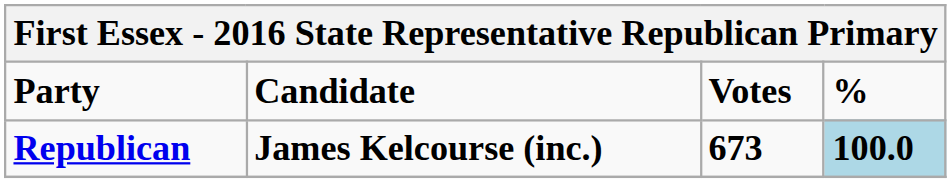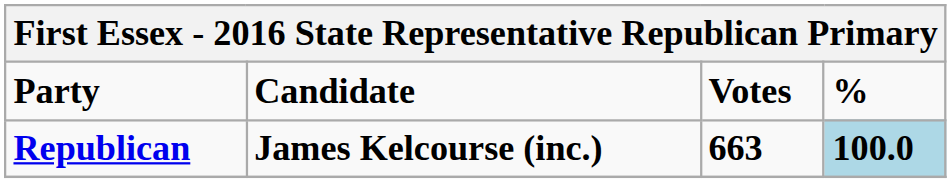(736, 147) 673 -> (736, 147) 663
